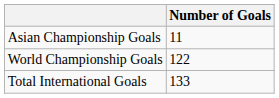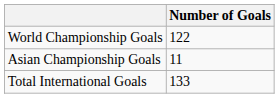rows swapped: (85, 59) <-> (84, 37)
